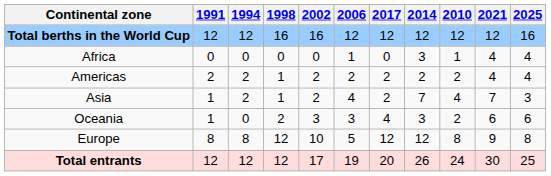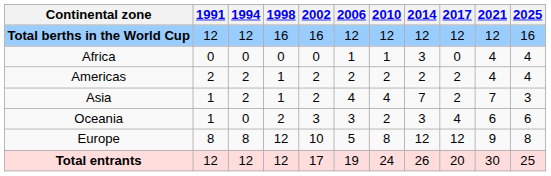columns swapped: (457, 14) <-> (387, 14)
